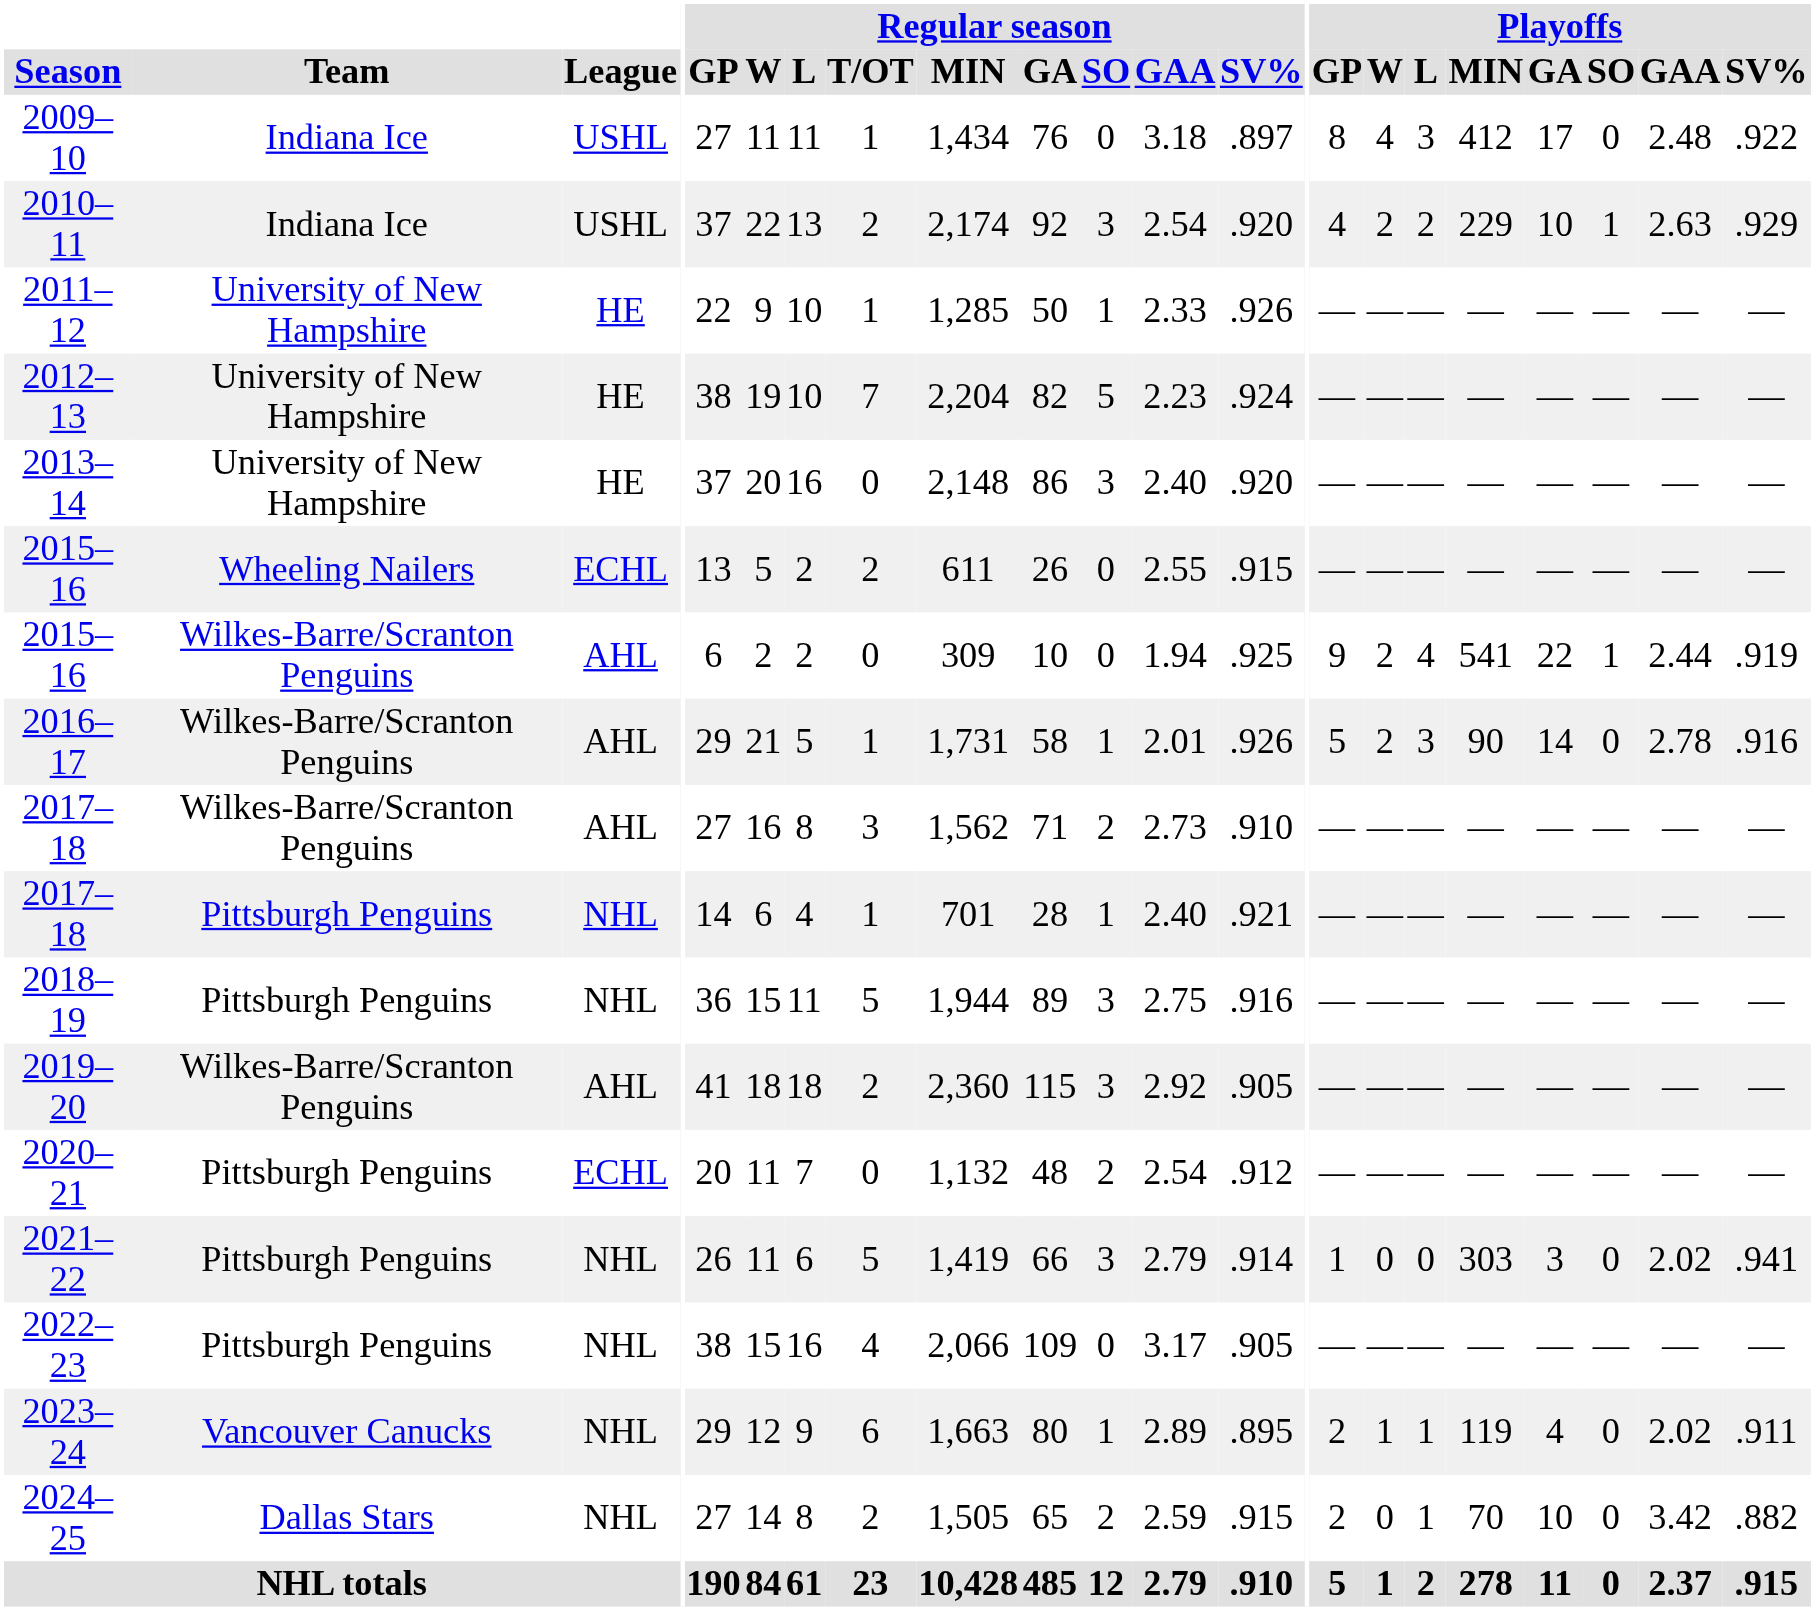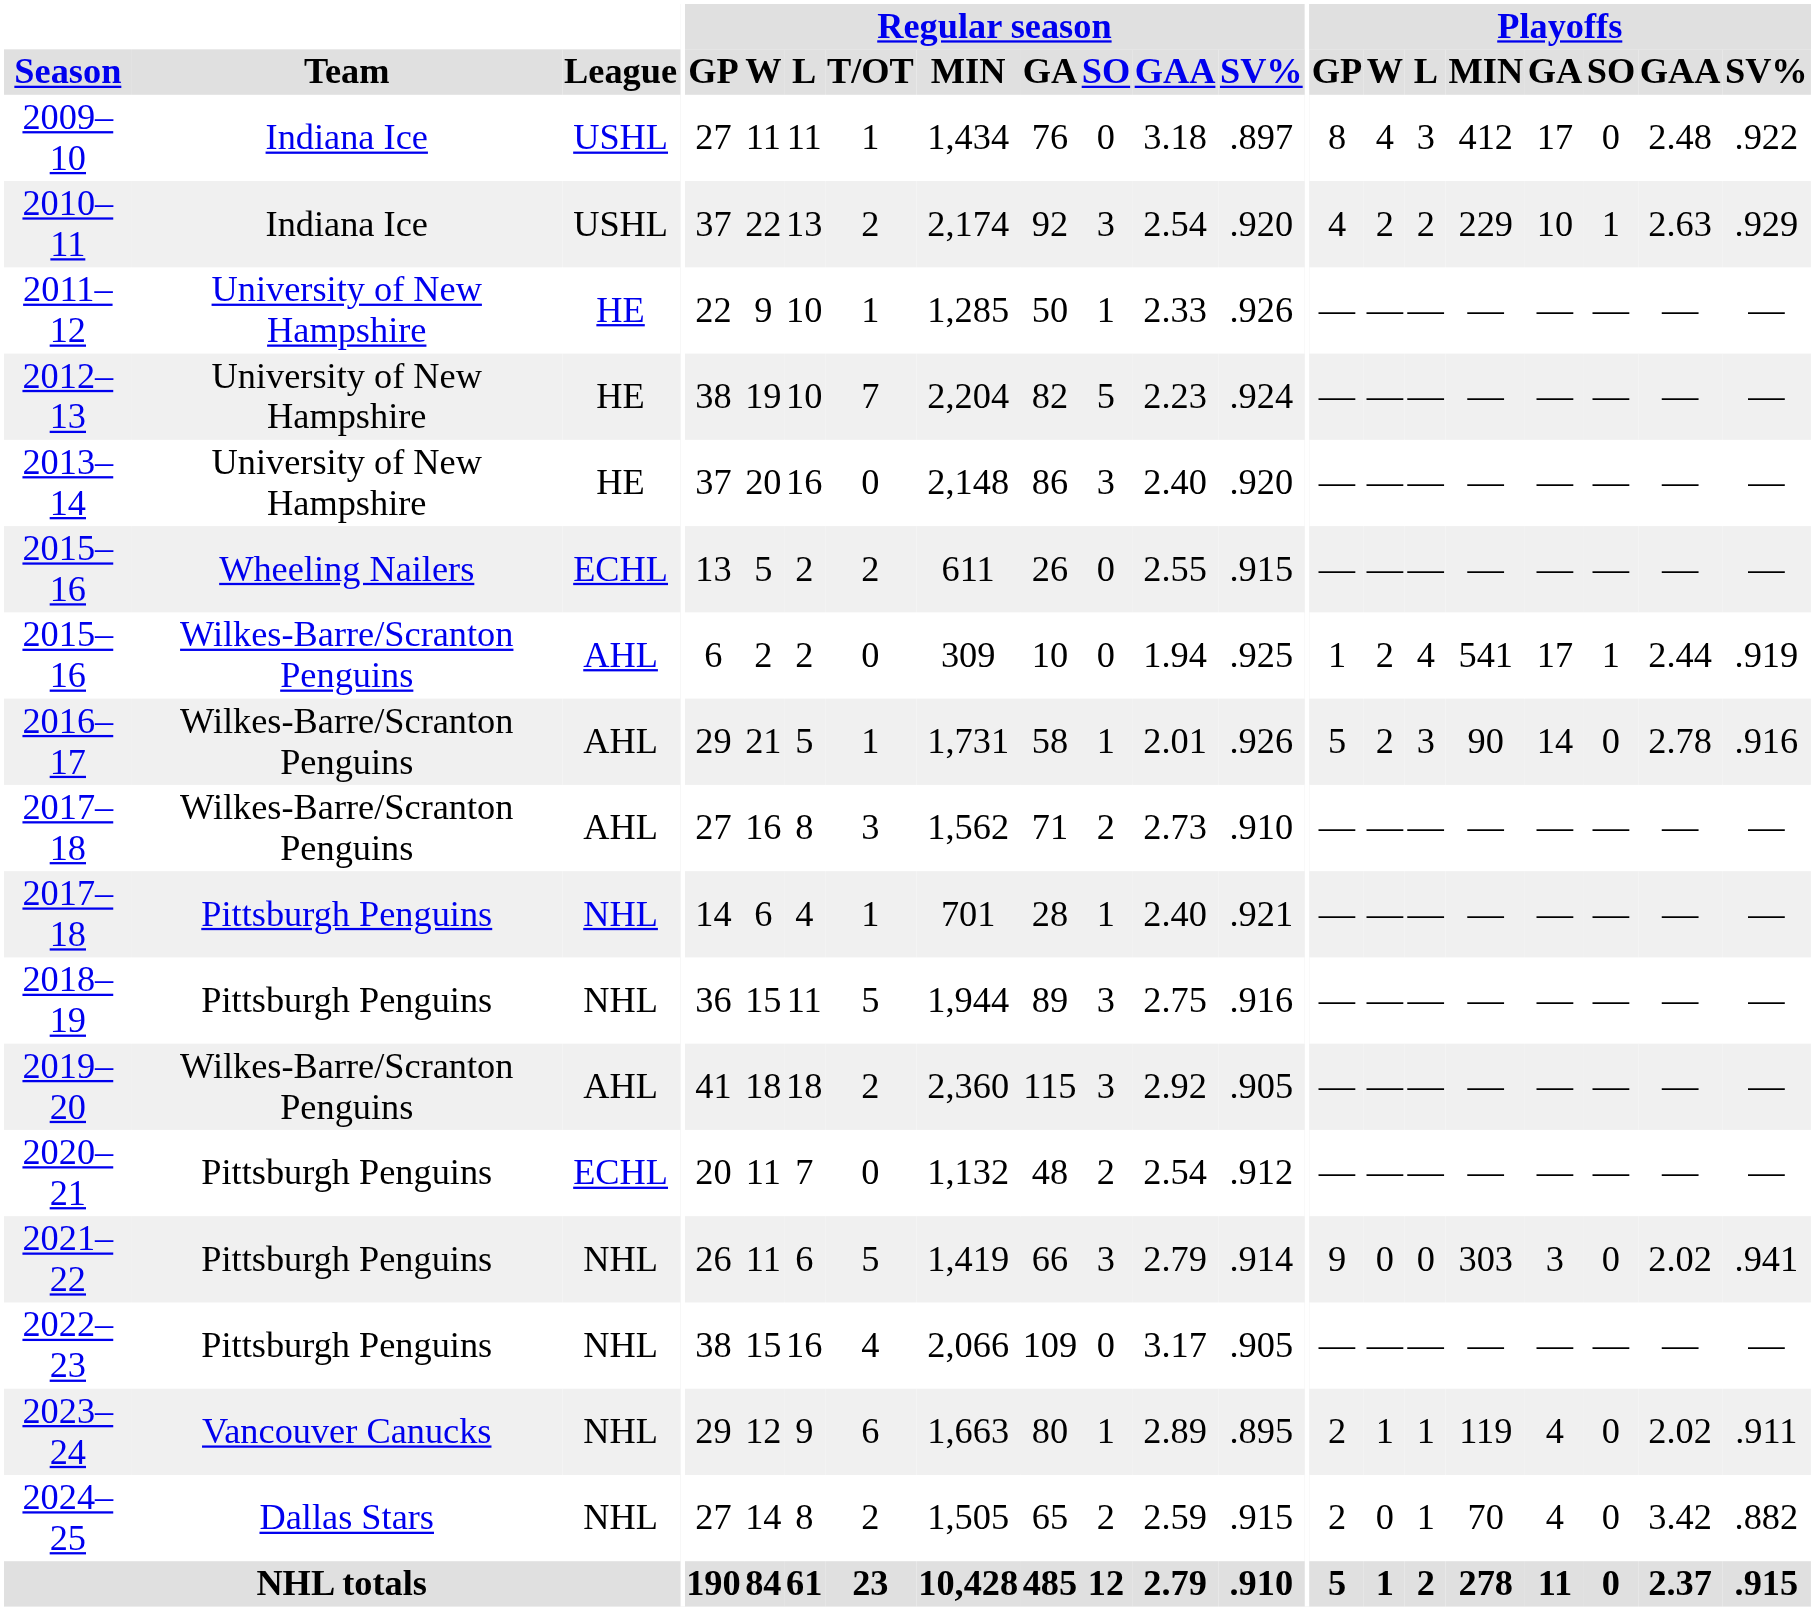(1337, 654) 9 -> (1337, 654) 1
(1555, 654) 22 -> (1555, 654) 17
(1337, 1258) 1 -> (1337, 1258) 9
(1555, 1517) 10 -> (1555, 1517) 4
